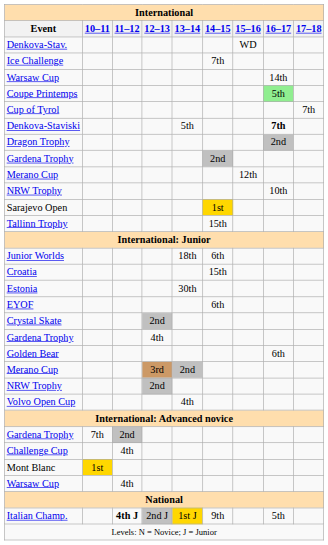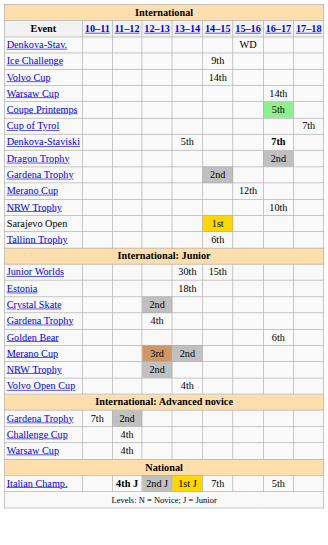(218, 61) 7th -> (218, 61) 9th
+ row: (29, 77)
(218, 223) 15th -> (218, 239) 6th
(187, 256) 18th -> (187, 272) 30th
(218, 256) 6th -> (218, 272) 15th
- row: (22, 272)
(187, 288) 30th -> (187, 288) 18th
- row: (20, 304)
- row: (31, 467)
(218, 516) 9th -> (218, 483) 7th
